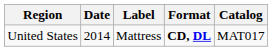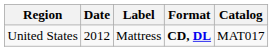(97, 35) 2014 -> (97, 35) 2012
